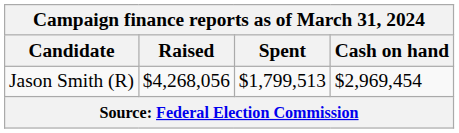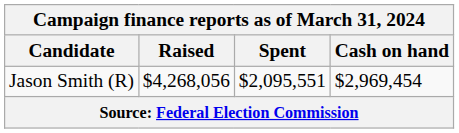(282, 81) $1,799,513 -> (282, 81) $2,095,551
